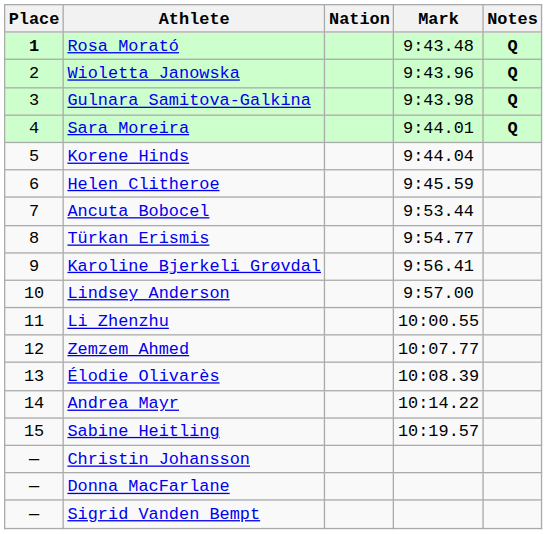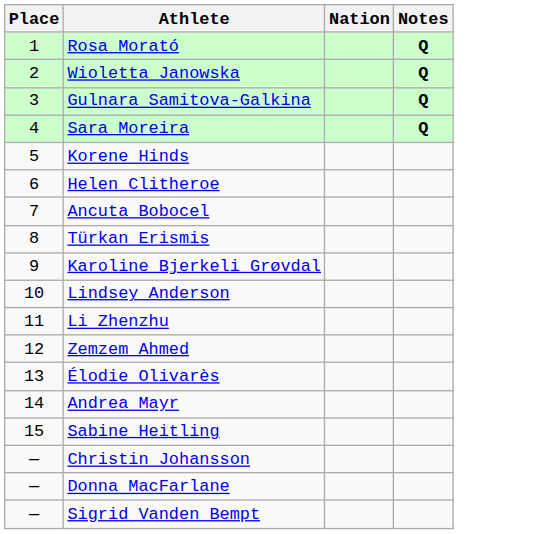- column: (439, 18)
(34, 46) bold -> (34, 46) normal
